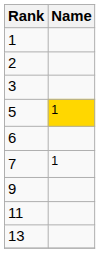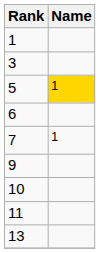- row: (12, 63)
+ row: (16, 189)
